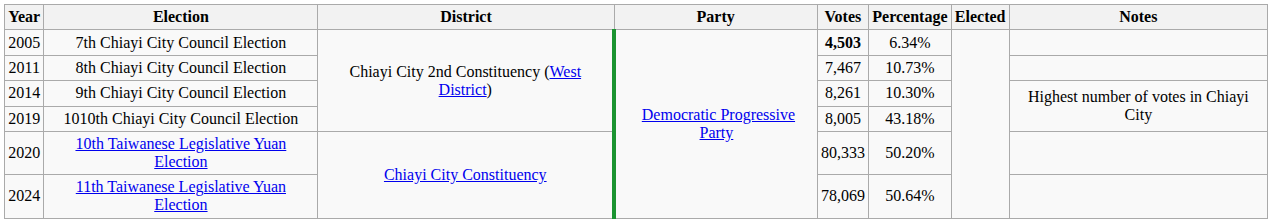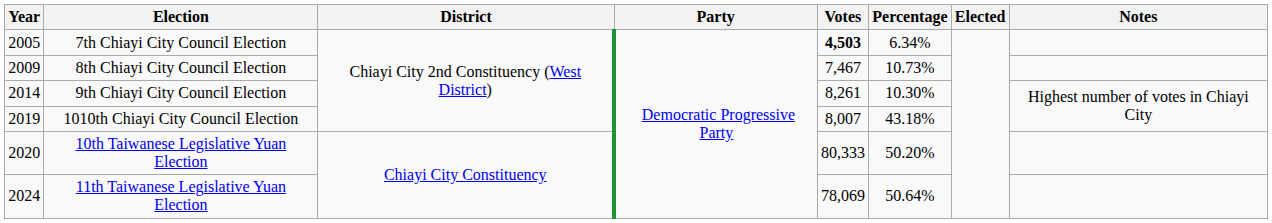(24, 67) 2011 -> (24, 67) 2009
(843, 118) 8,005 -> (843, 118) 8,007
